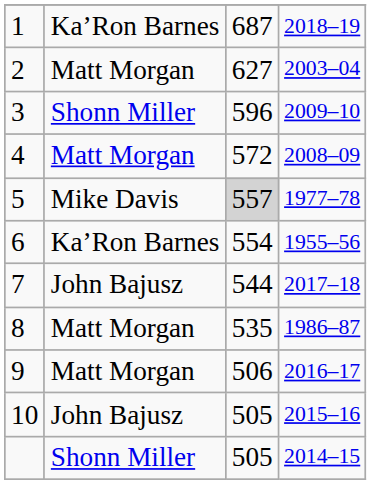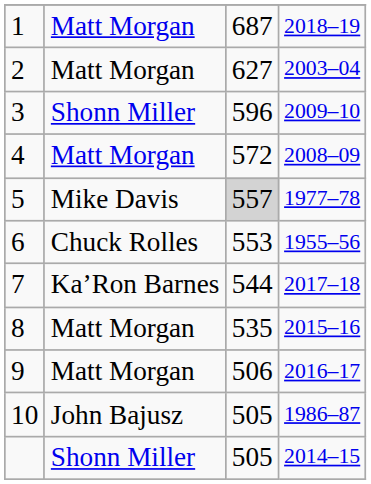(135, 26) Ka’Ron Barnes -> (123, 26) Matt Morgan
(135, 241) Ka’Ron Barnes -> (125, 241) Chuck Rolles
(252, 241) 554 -> (252, 241) 553
(117, 284) John Bajusz -> (135, 284) Ka’Ron Barnes
(322, 328) 1986–87 -> (322, 328) 2015–16
(322, 414) 2015–16 -> (322, 414) 1986–87
